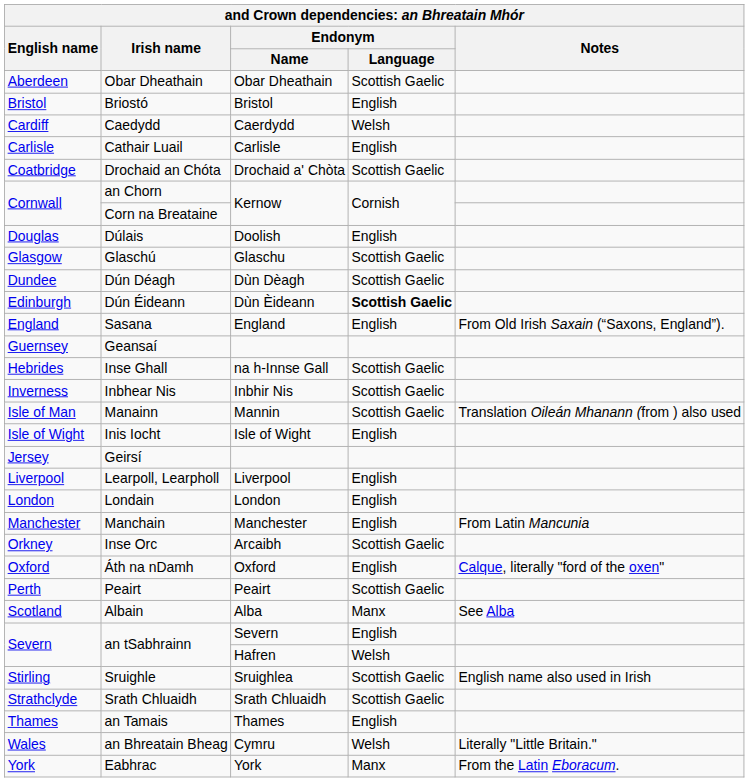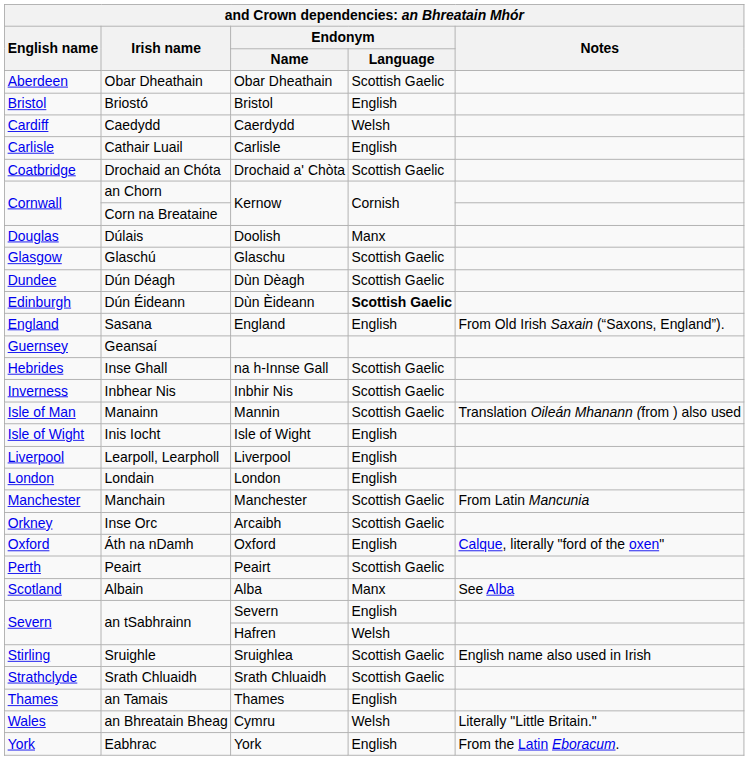(374, 236) English -> (368, 236) Manx
- row: (123, 457)
(374, 523) English -> (398, 501) Scottish Gaelic
(368, 766) Manx -> (374, 744) English
